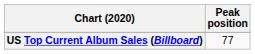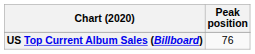(228, 40) 77 -> (228, 40) 76
